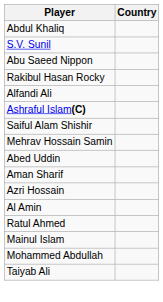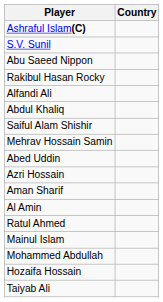rows swapped: (46, 110) <-> (35, 28)
rows swapped: (35, 191) <-> (35, 175)
+ row: (44, 272)
